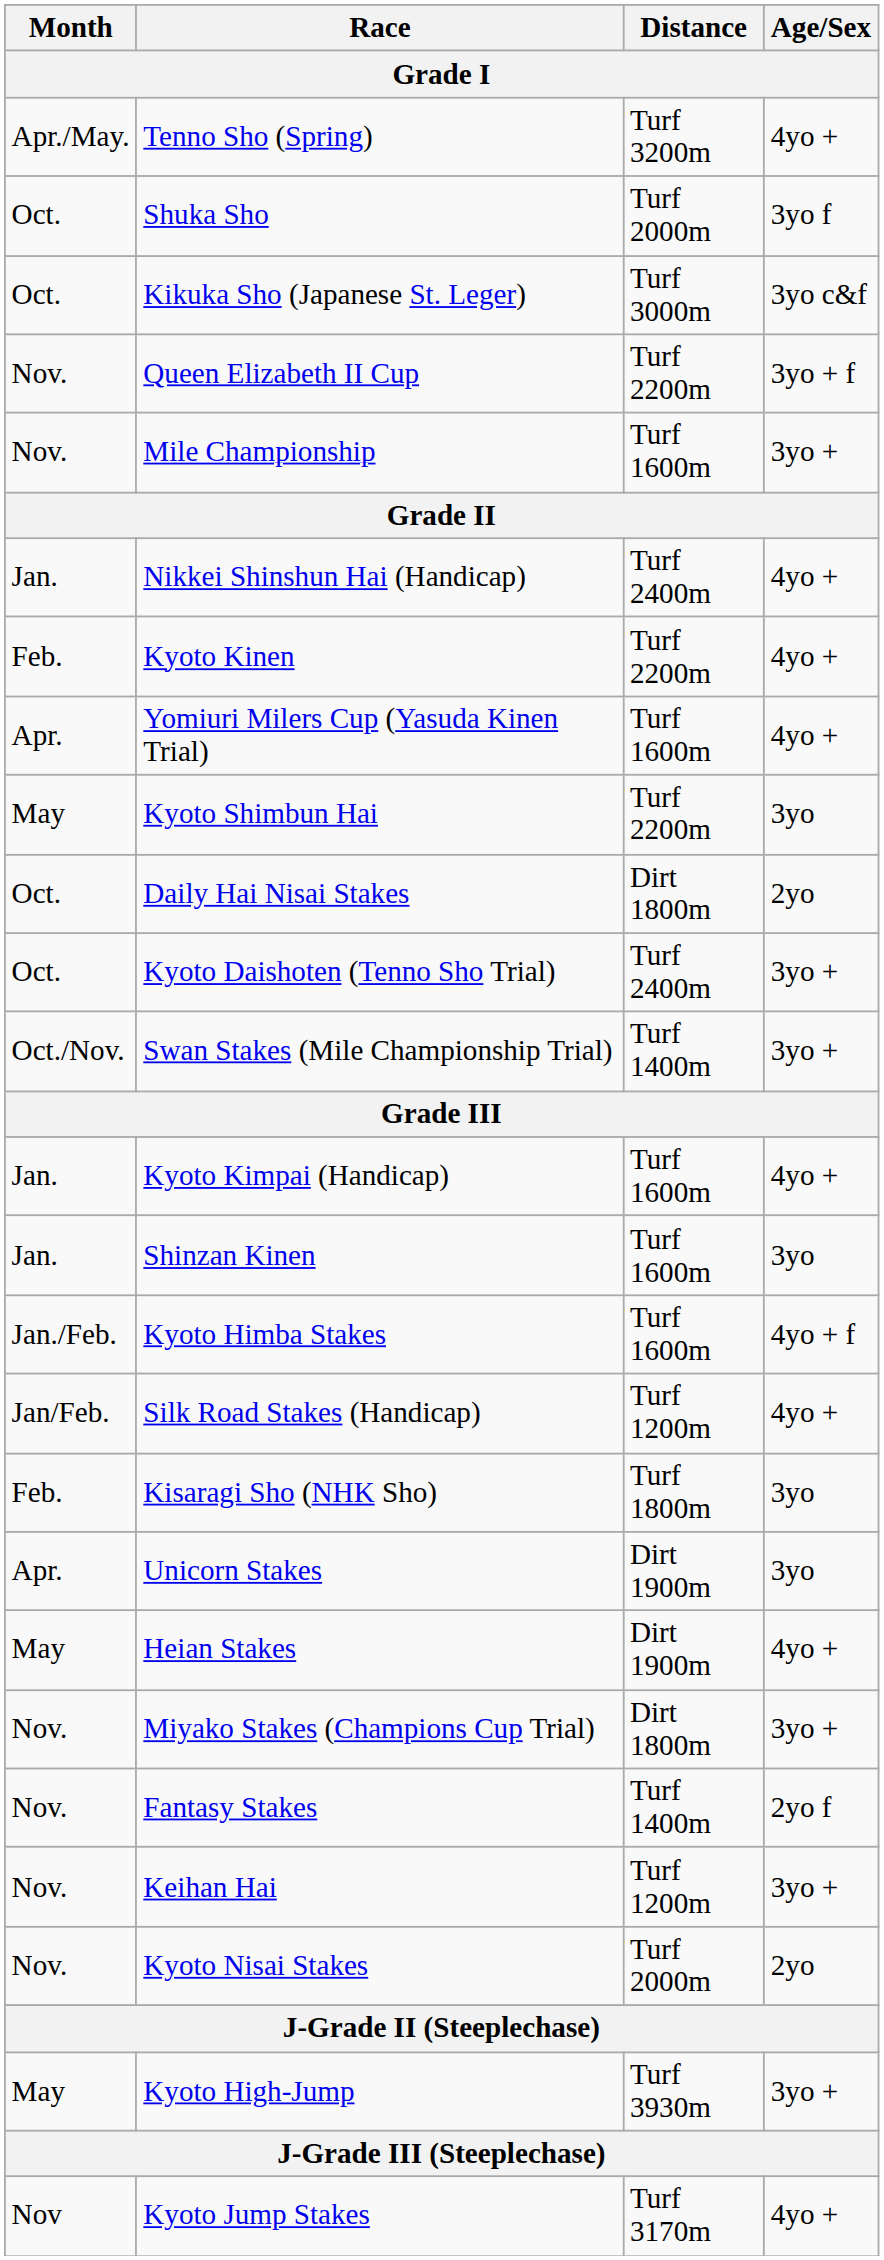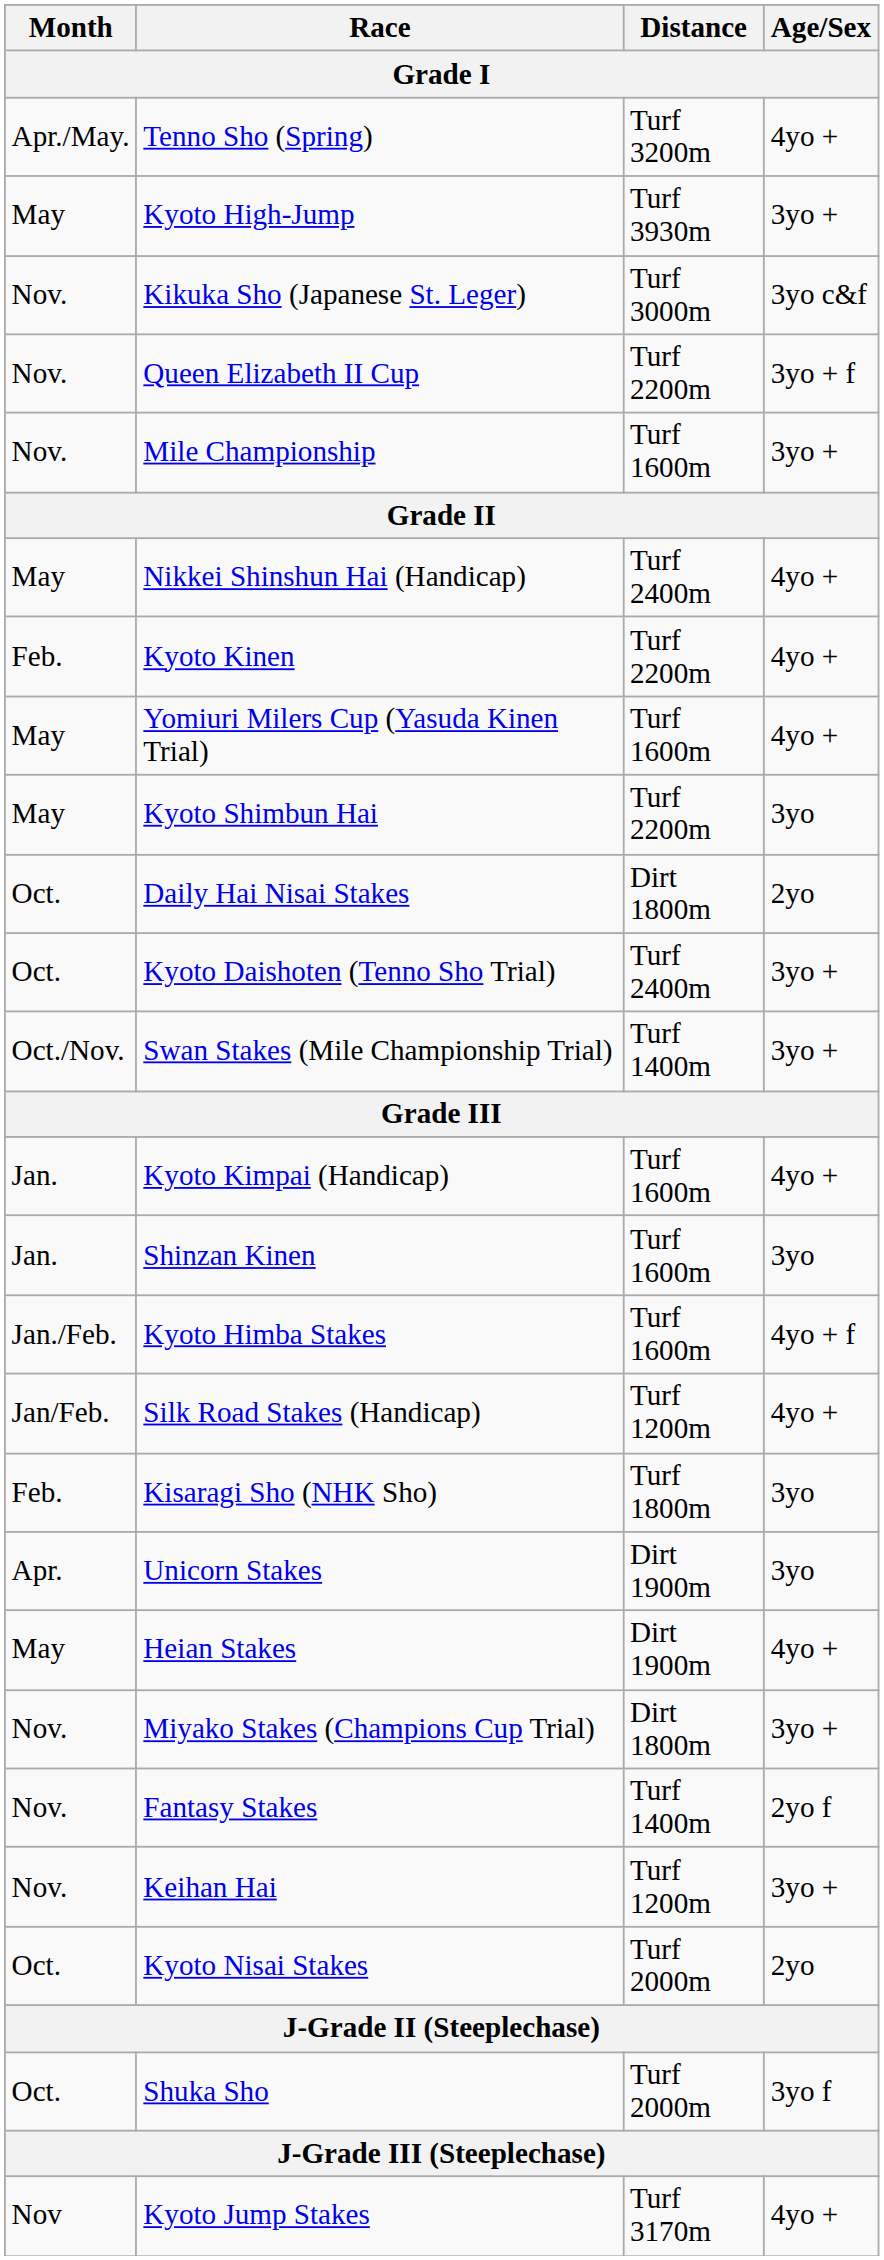rows swapped: (206, 215) <-> (249, 2090)
(36, 294) Oct. -> (39, 294) Nov.
(35, 577) Jan. -> (38, 577) May
(37, 735) Apr. -> (38, 735) May
(39, 1965) Nov. -> (36, 1965) Oct.
